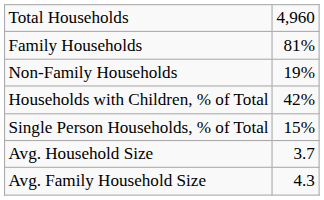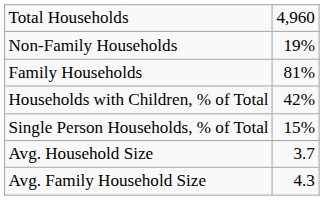rows swapped: (75, 45) <-> (93, 72)
